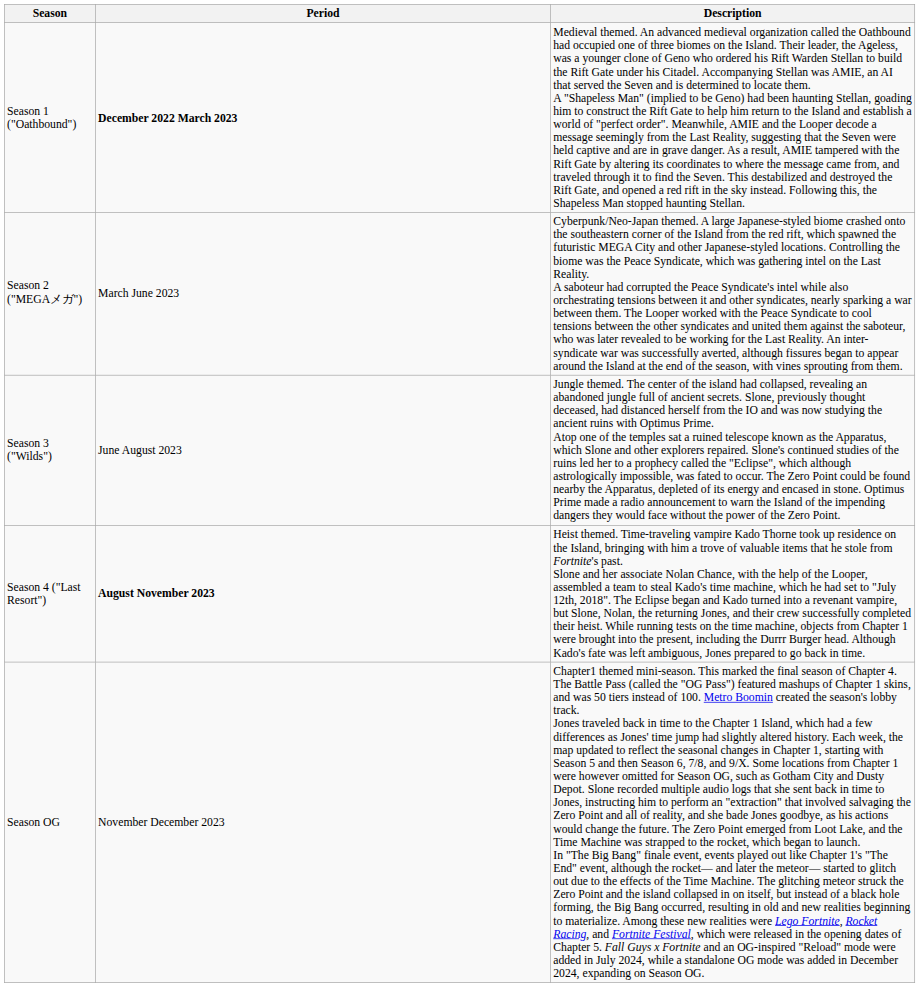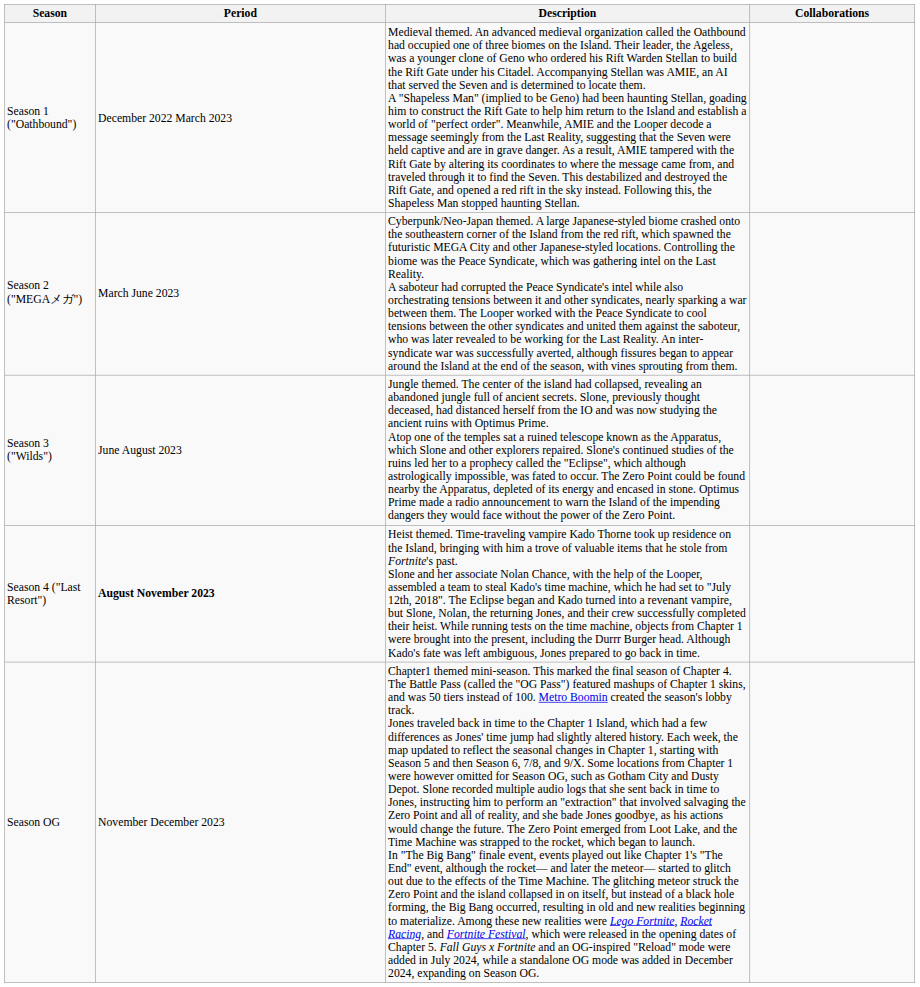+ column: (832, 13)
(168, 117) bold -> (165, 117) normal
